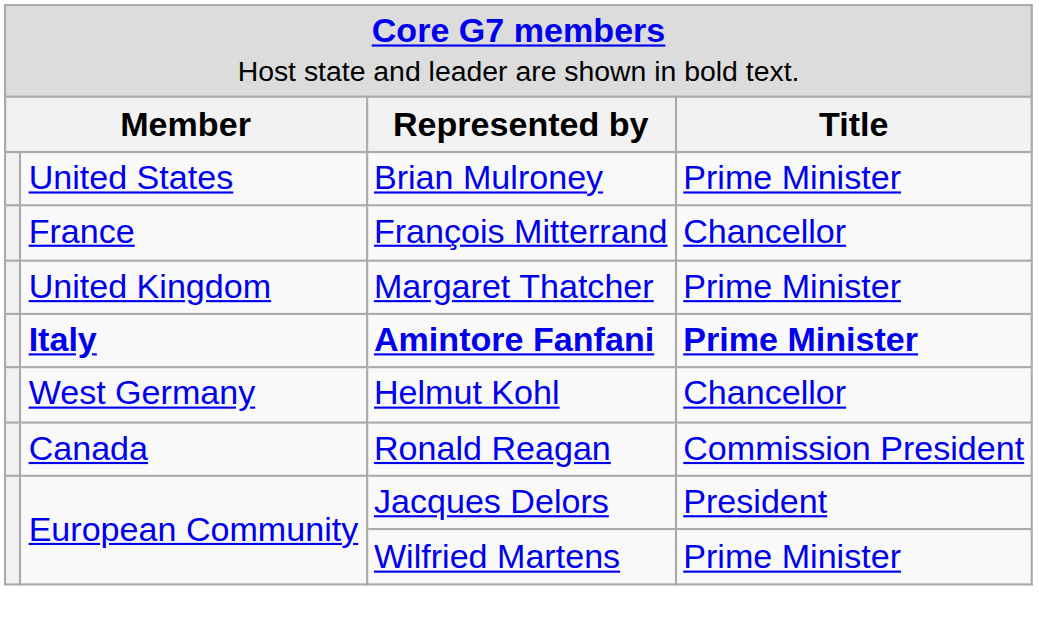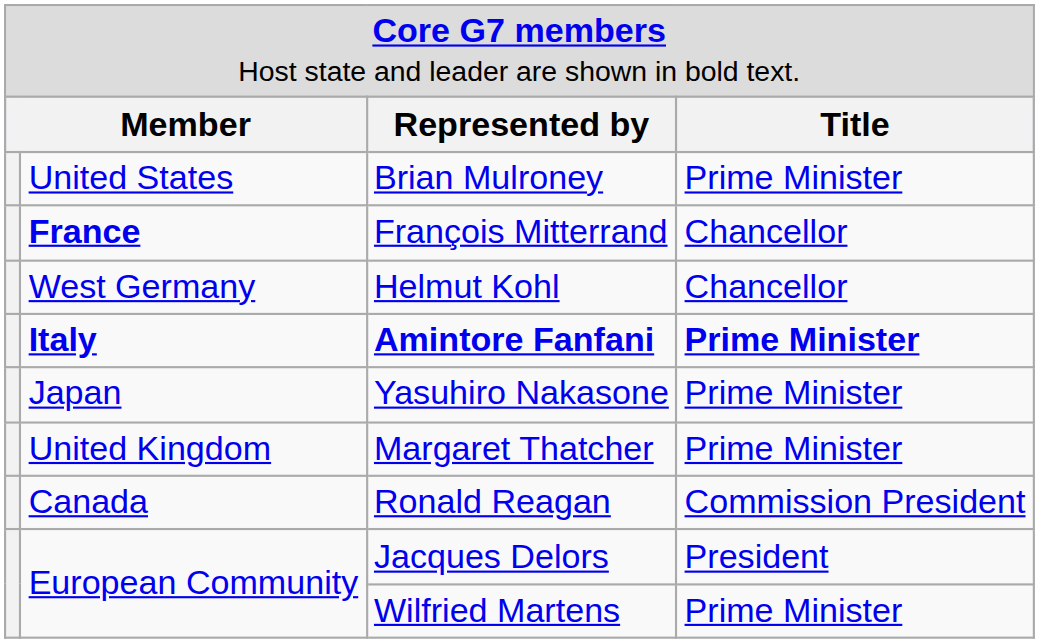(82, 232) normal -> (85, 232) bold
rows swapped: (467, 394) <-> (514, 286)
+ row: (521, 394)
